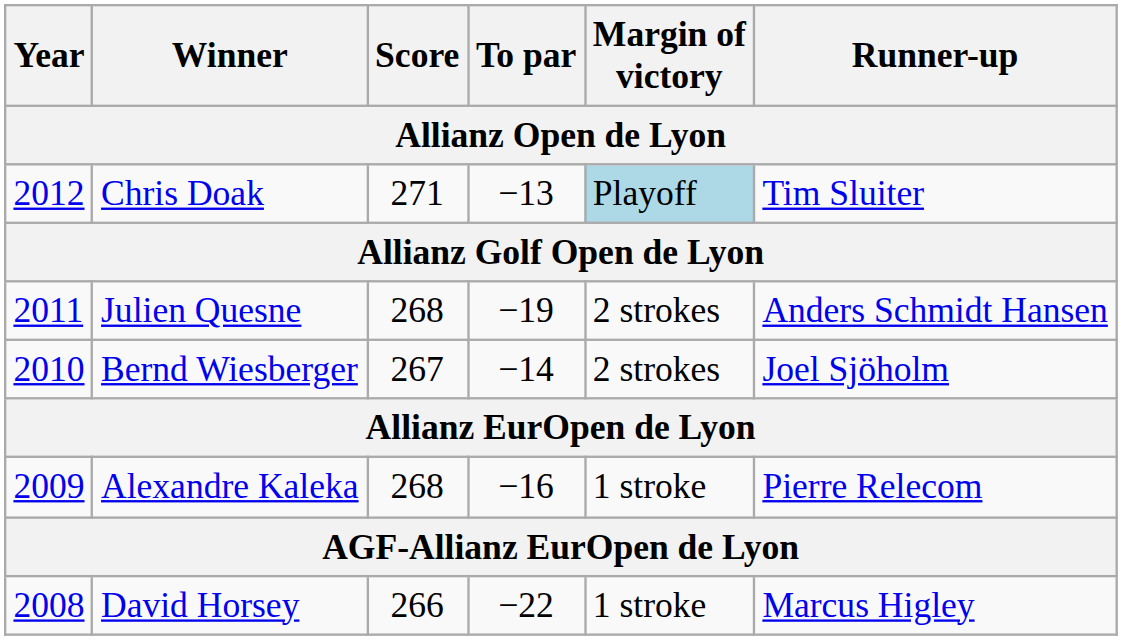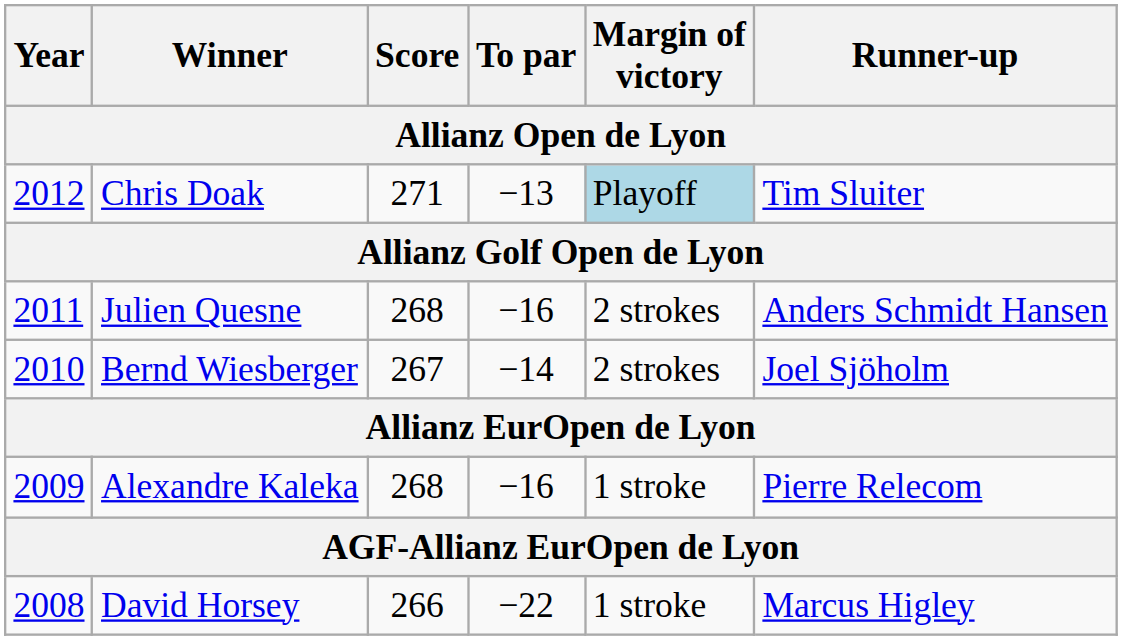(526, 310) −19 -> (526, 310) −16
